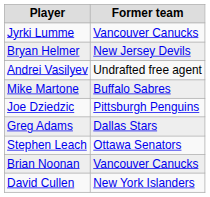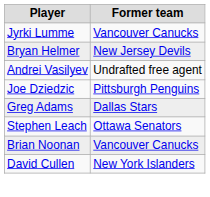- row: (43, 88)
